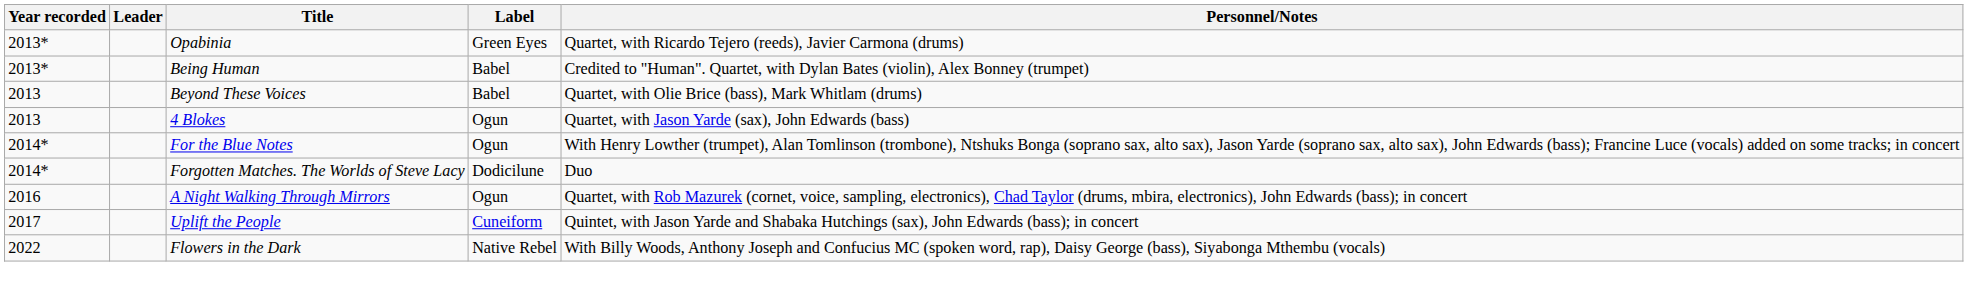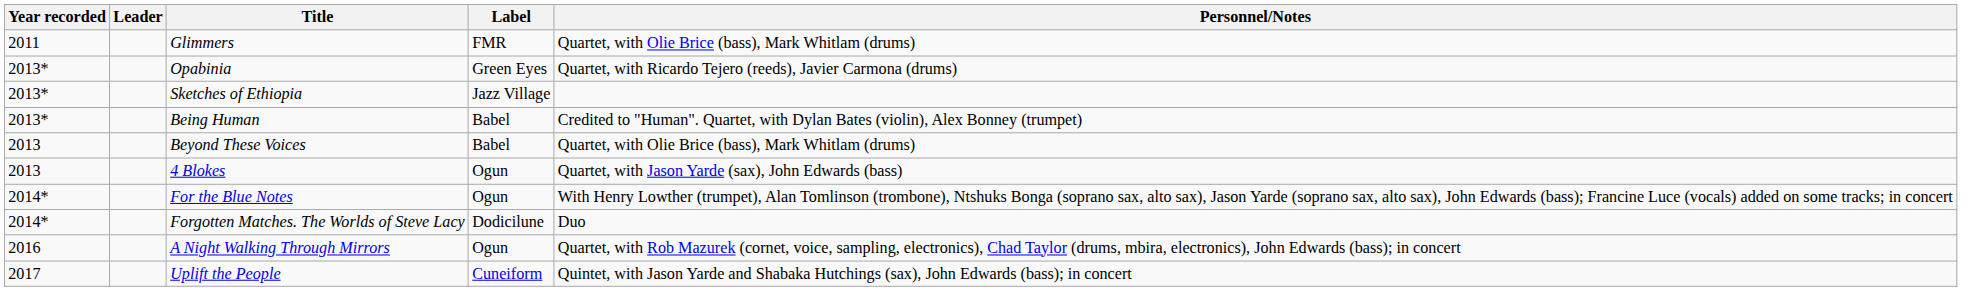+ row: (202, 42)
+ row: (236, 94)
- row: (235, 247)
